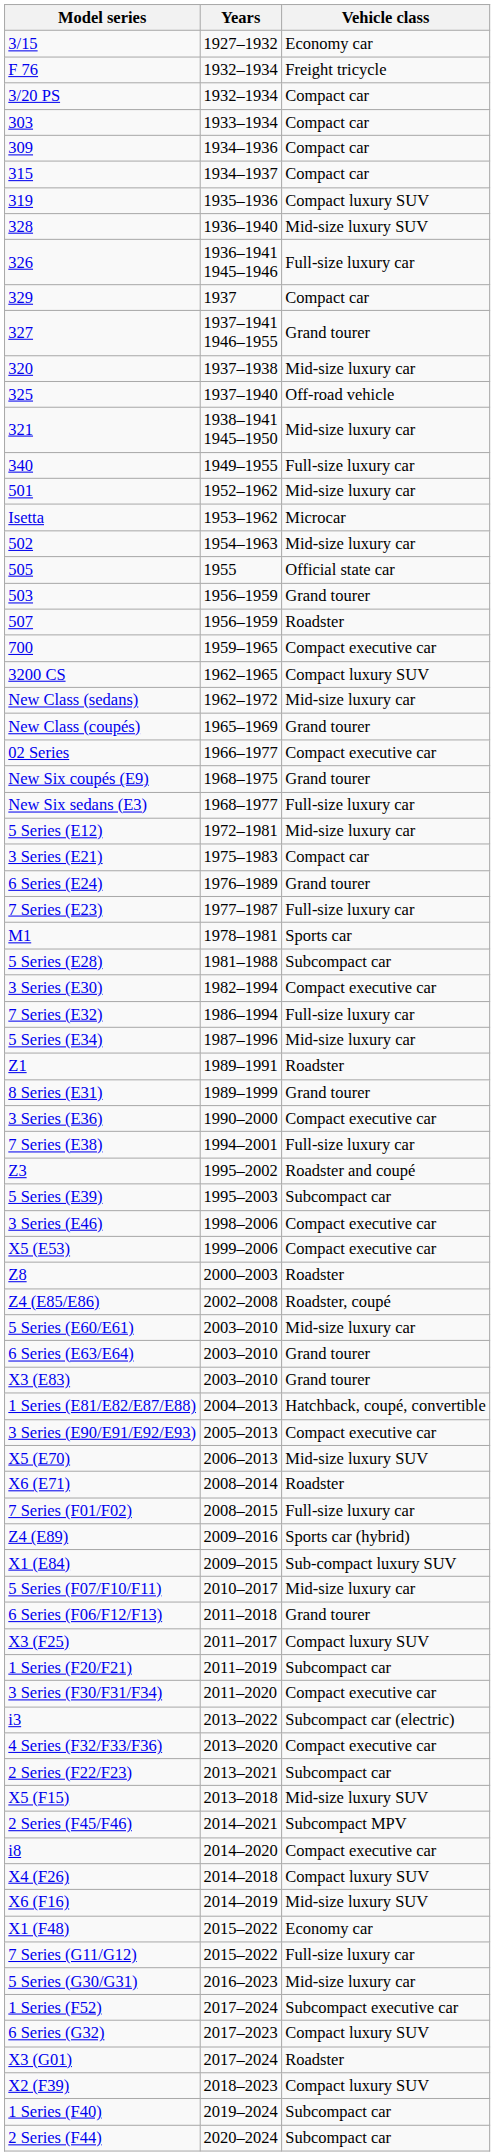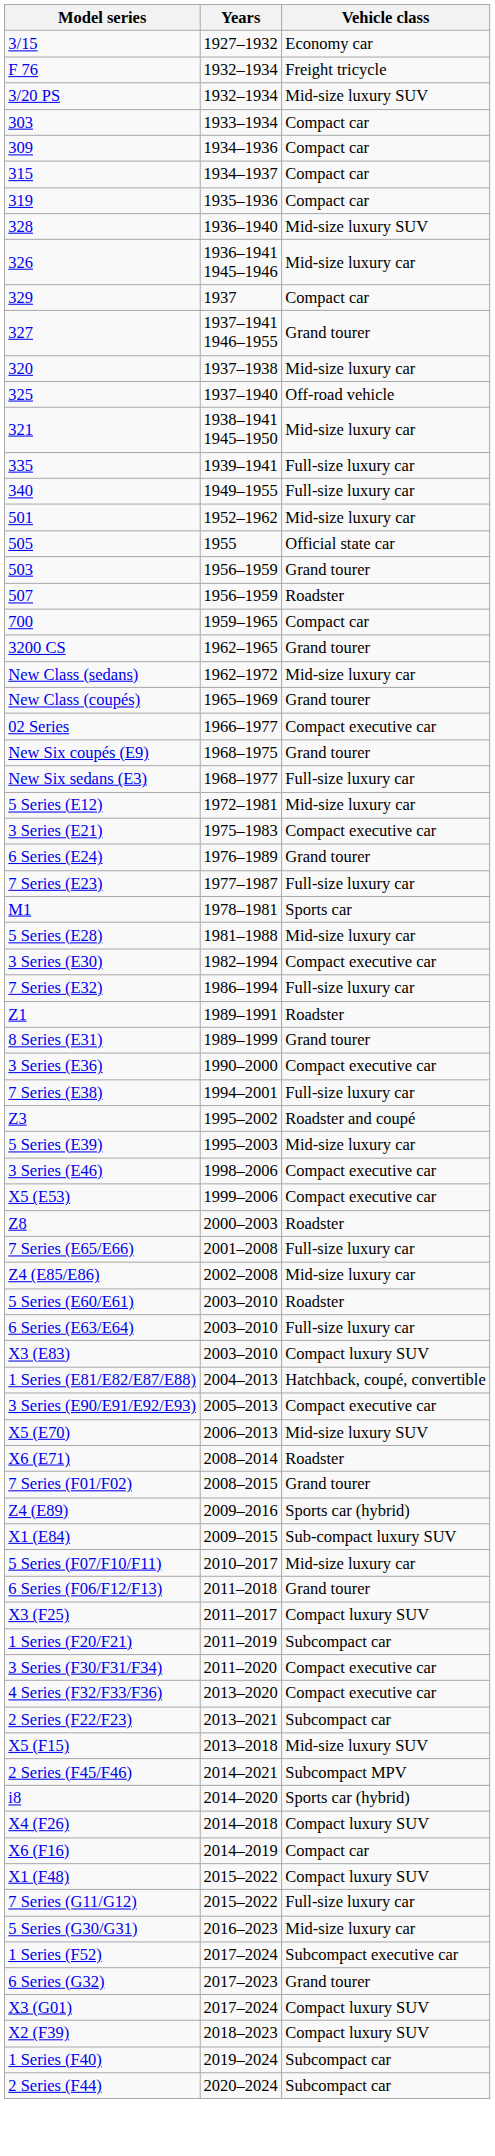(327, 95) Compact car -> (357, 95) Mid-size luxury SUV
(357, 200) Compact luxury SUV -> (327, 200) Compact car
(350, 262) Full-size luxury car -> (350, 262) Mid-size luxury car
+ row: (21, 465)
- row: (26, 517)
- row: (21, 543)
(361, 648) Compact executive car -> (327, 622) Compact car
(357, 674) Compact luxury SUV -> (328, 648) Grand tourer
(327, 857) Compact car -> (361, 831) Compact executive car
(338, 961) Subcompact car -> (350, 935) Mid-size luxury car
- row: (55, 1040)
(338, 1197) Subcompact car -> (350, 1144) Mid-size luxury car
+ row: (71, 1249)
(338, 1301) Roadster, coupé -> (350, 1275) Mid-size luxury car
(350, 1327) Mid-size luxury car -> (315, 1301) Roadster
(328, 1353) Grand tourer -> (350, 1327) Full-size luxury car
(328, 1380) Grand tourer -> (357, 1353) Compact luxury SUV
(350, 1510) Full-size luxury car -> (328, 1484) Grand tourer
- row: (15, 1719)
(361, 1850) Compact executive car -> (348, 1798) Sports car (hybrid)
(357, 1902) Mid-size luxury SUV -> (327, 1850) Compact car
(329, 1928) Economy car -> (357, 1876) Compact luxury SUV
(357, 2033) Compact luxury SUV -> (328, 1981) Grand tourer
(315, 2059) Roadster -> (357, 2007) Compact luxury SUV
